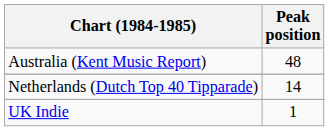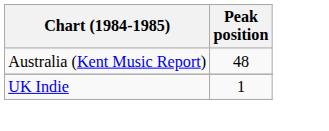- row: (133, 86)
